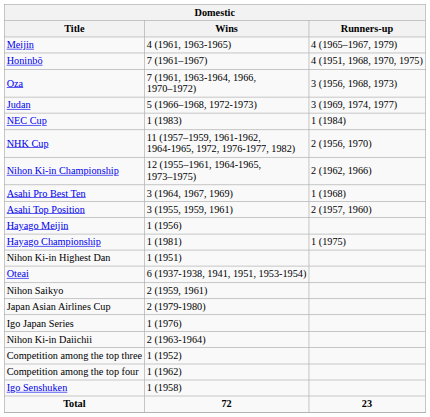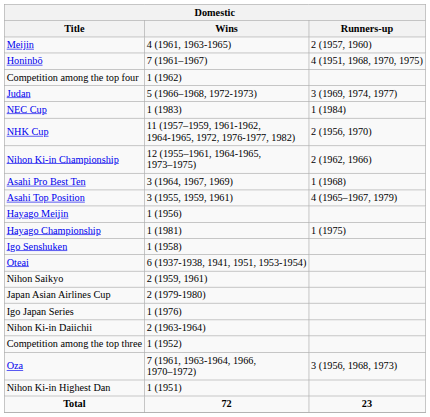(354, 45) 4 (1965–1967, 1979) -> (341, 45) 2 (1957, 1960)
rows swapped: (15, 83) <-> (73, 371)
(341, 209) 2 (1957, 1960) -> (354, 198) 4 (1965–1967, 1979)
rows swapped: (37, 388) <-> (59, 258)
